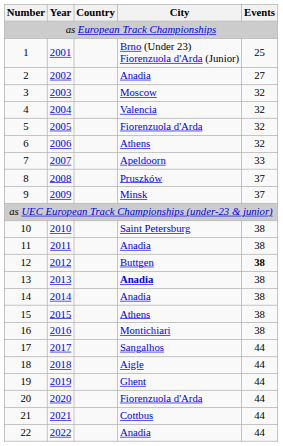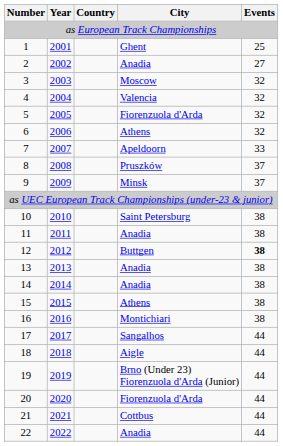(180, 53) Brno (Under 23) Fiorenzuola d'Arda (Junior) -> (133, 47) Ghent
(137, 280) bold -> (135, 268) normal
(133, 382) Ghent -> (180, 376) Brno (Under 23) Fiorenzuola d'Arda (Junior)
